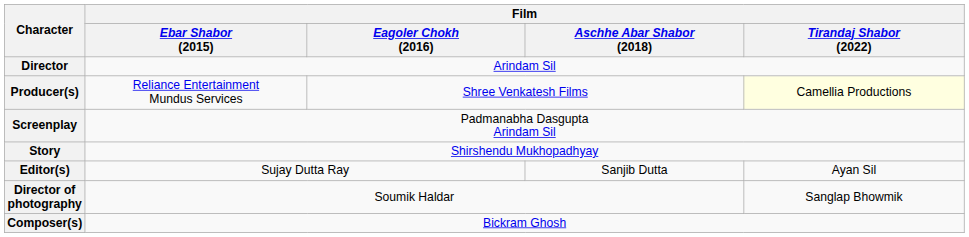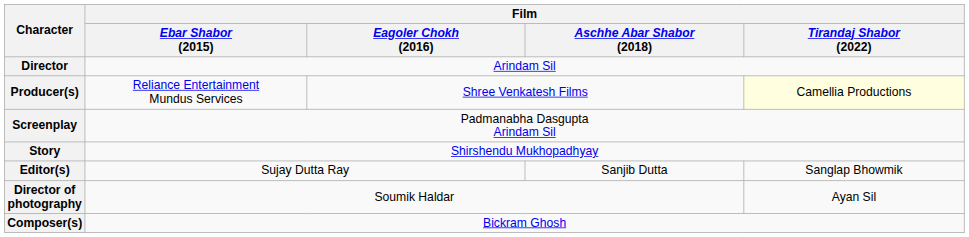(854, 170) Ayan Sil -> (854, 170) Sanglap Bhowmik
(854, 197) Sanglap Bhowmik -> (854, 197) Ayan Sil
